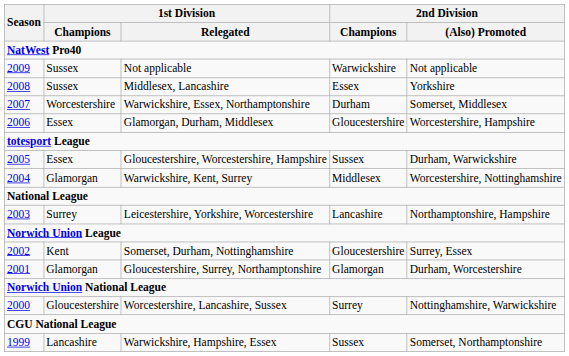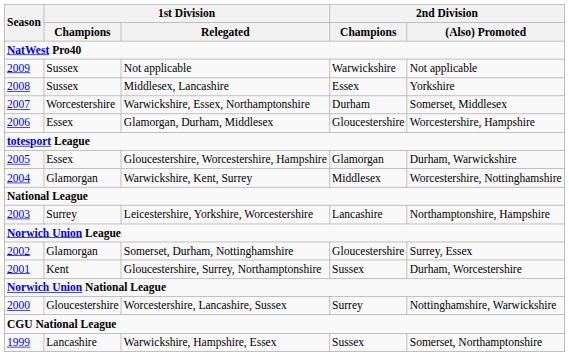(348, 159) Sussex -> (358, 159) Glamorgan
(57, 251) Kent -> (72, 251) Glamorgan
(72, 269) Glamorgan -> (57, 269) Kent
(358, 269) Glamorgan -> (348, 269) Sussex
